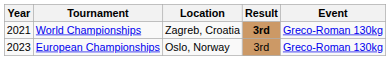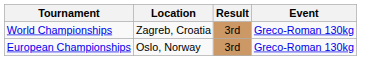- column: (19, 13)
(261, 30) bold -> (232, 30) normal
